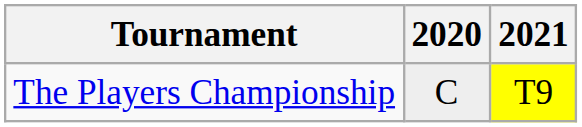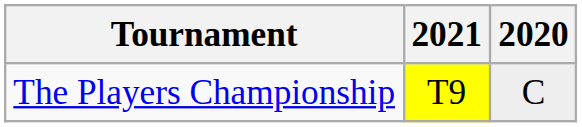columns swapped: (447, 33) <-> (534, 33)
